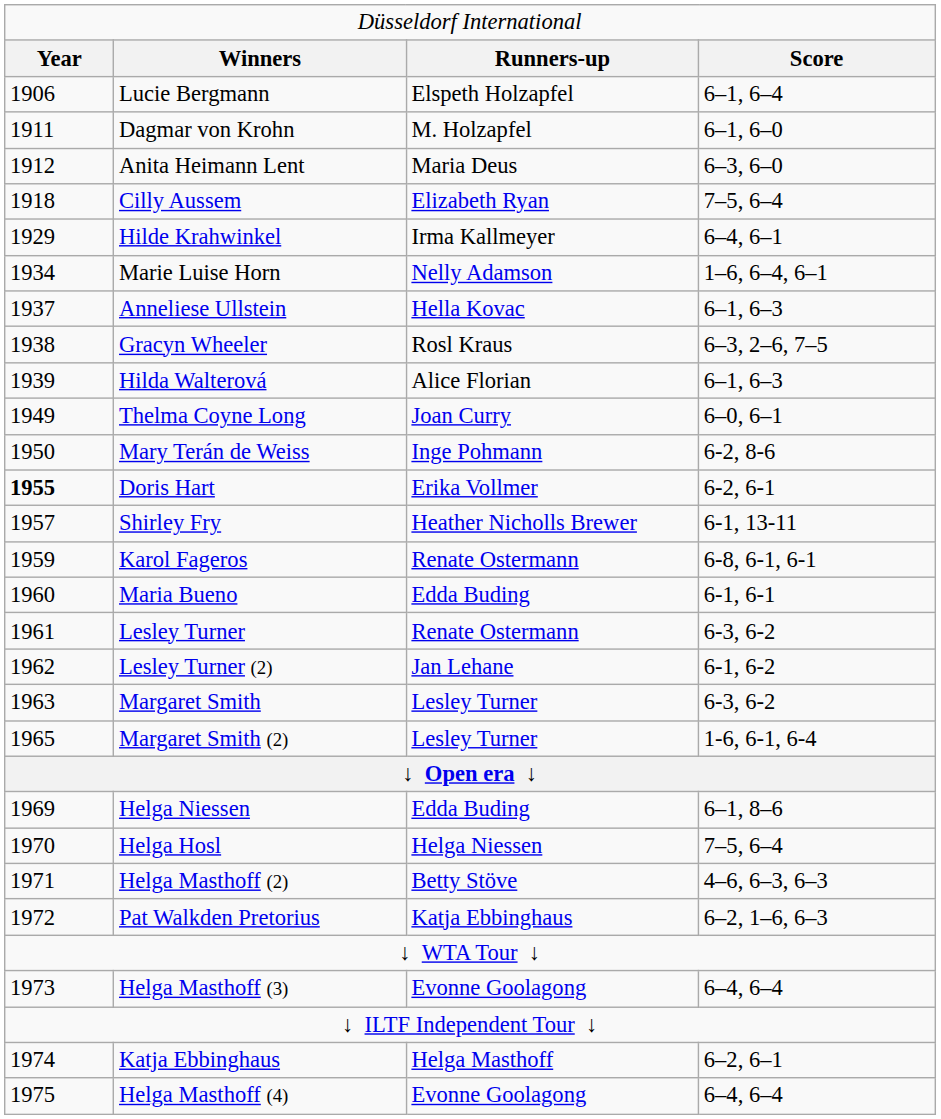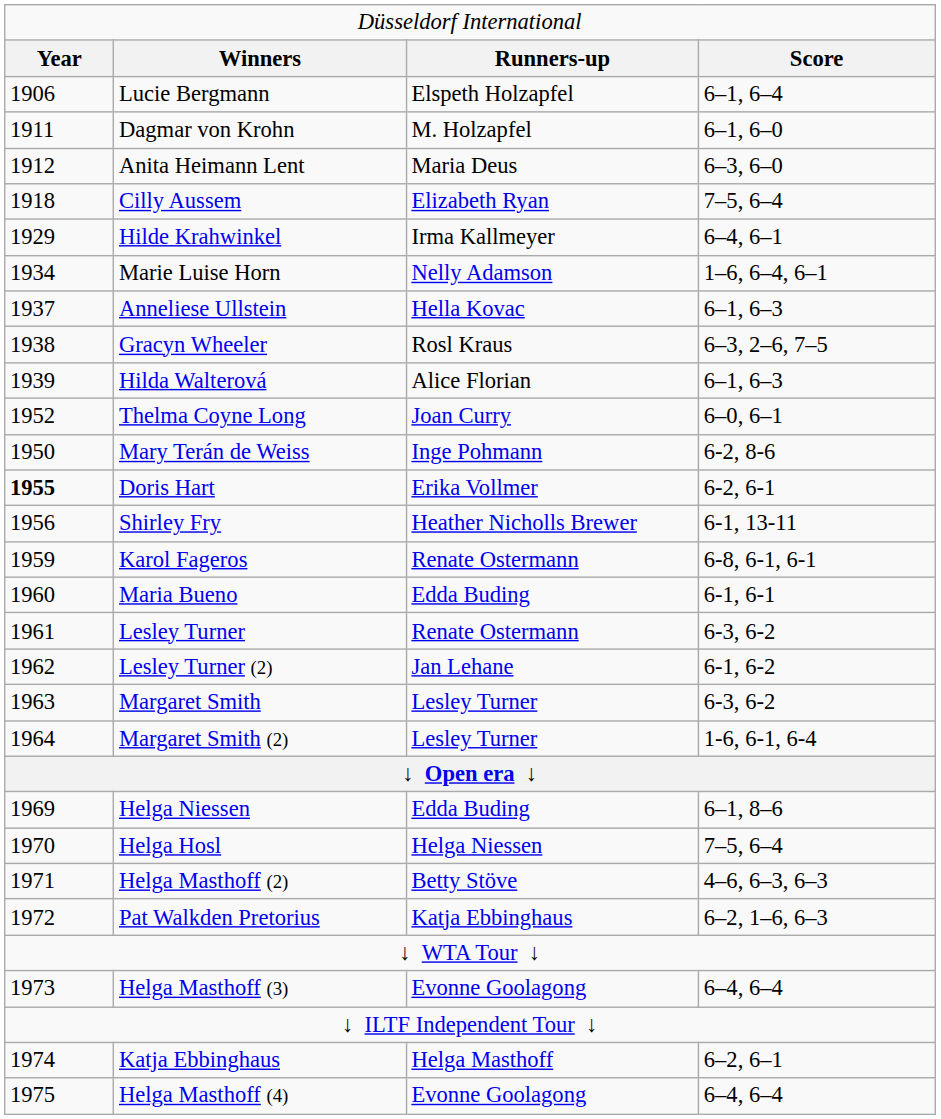(32, 415) 1949 -> (32, 415) 1952
(32, 523) 1957 -> (32, 523) 1956
(32, 737) 1965 -> (32, 737) 1964
